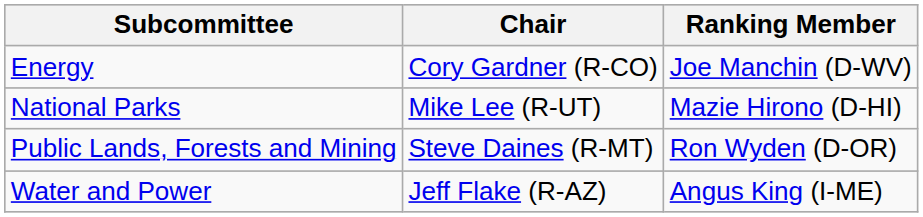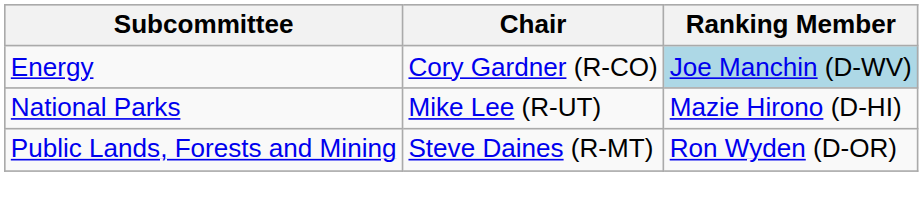(791, 66) no background -> (791, 66) lightblue background
- row: (111, 190)
